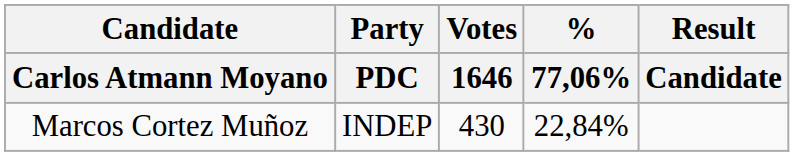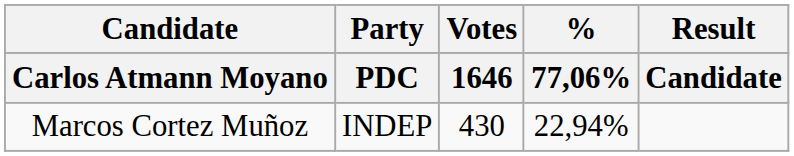(581, 126) 22,84% -> (581, 126) 22,94%
